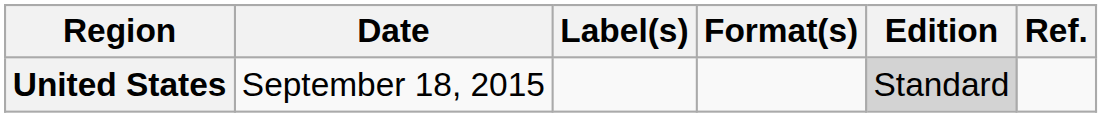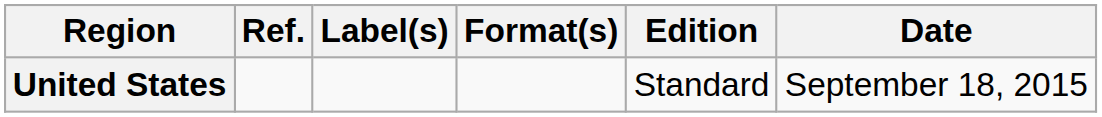columns swapped: (393, 31) <-> (1056, 31)
(941, 84) lightgrey background -> (702, 84) no background
